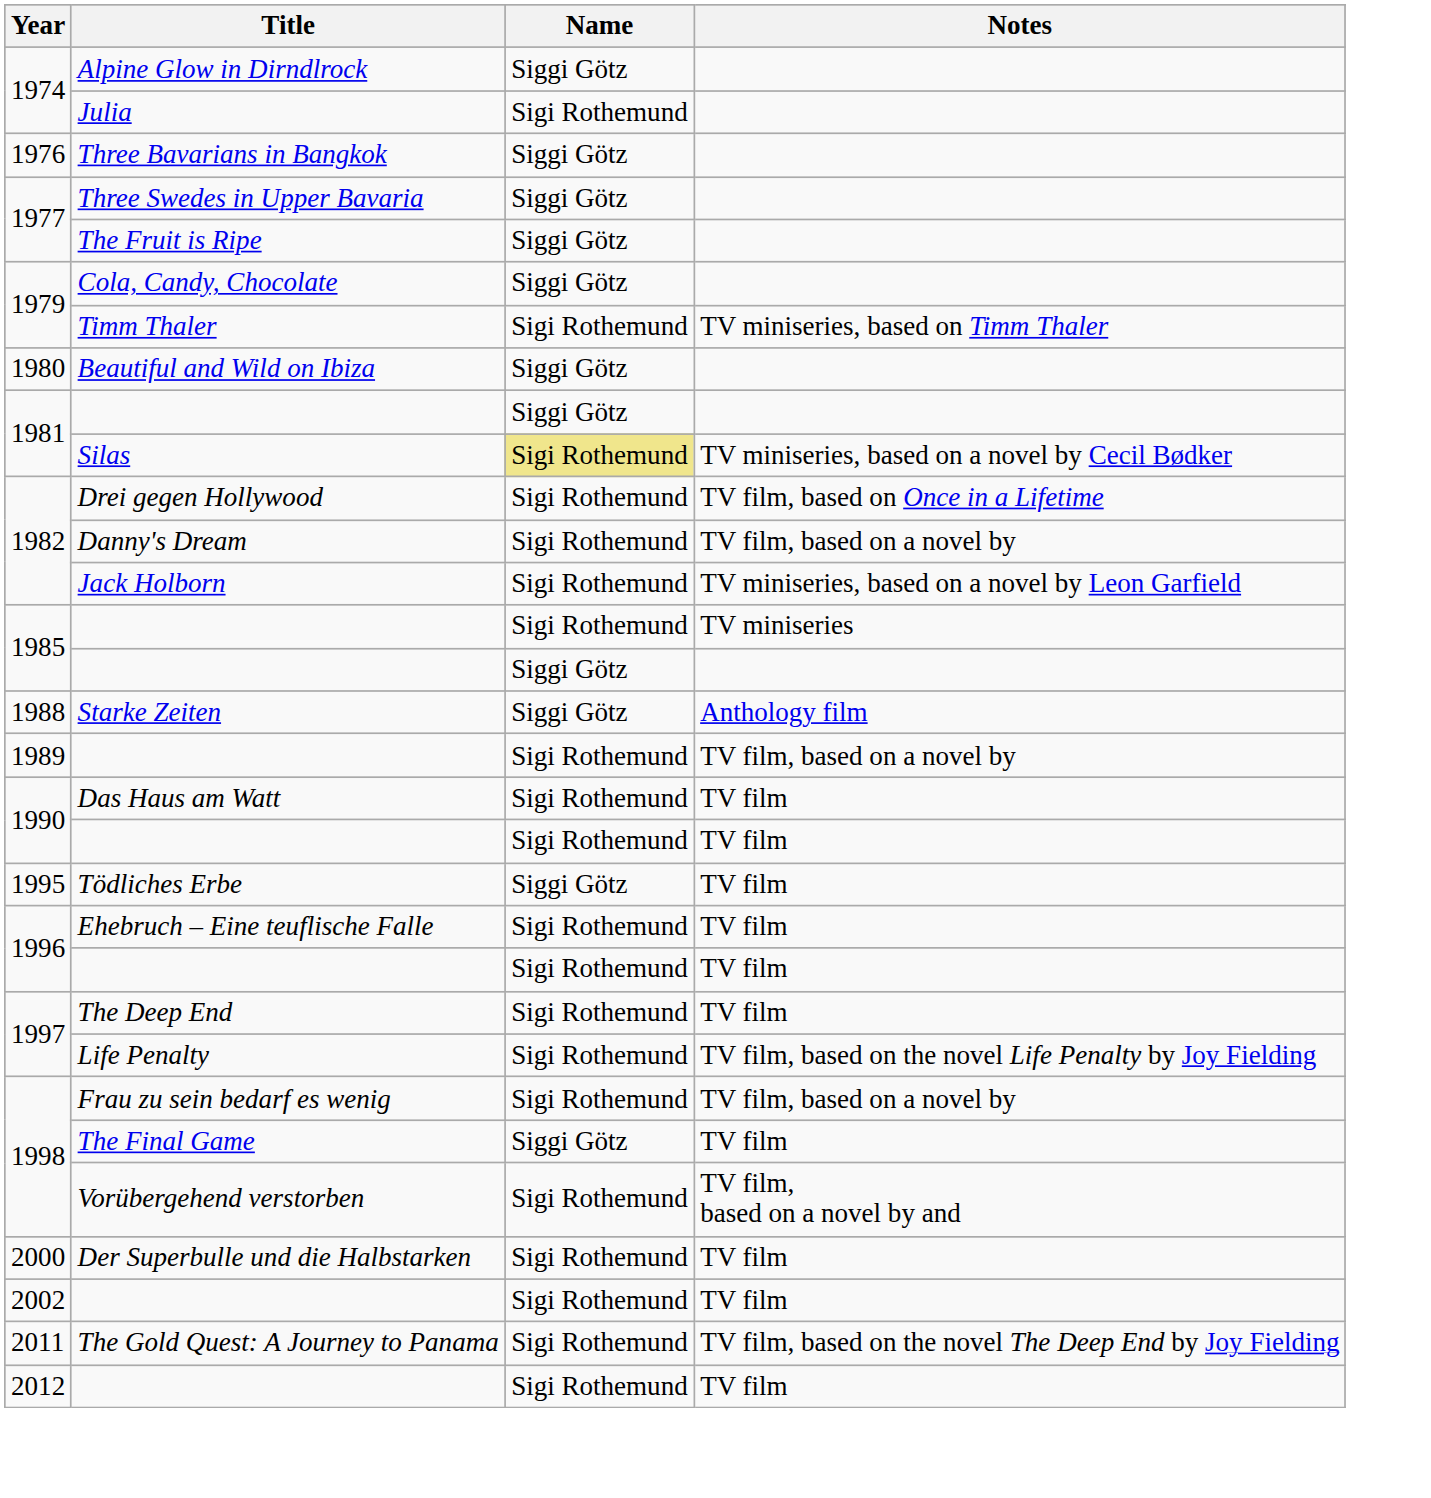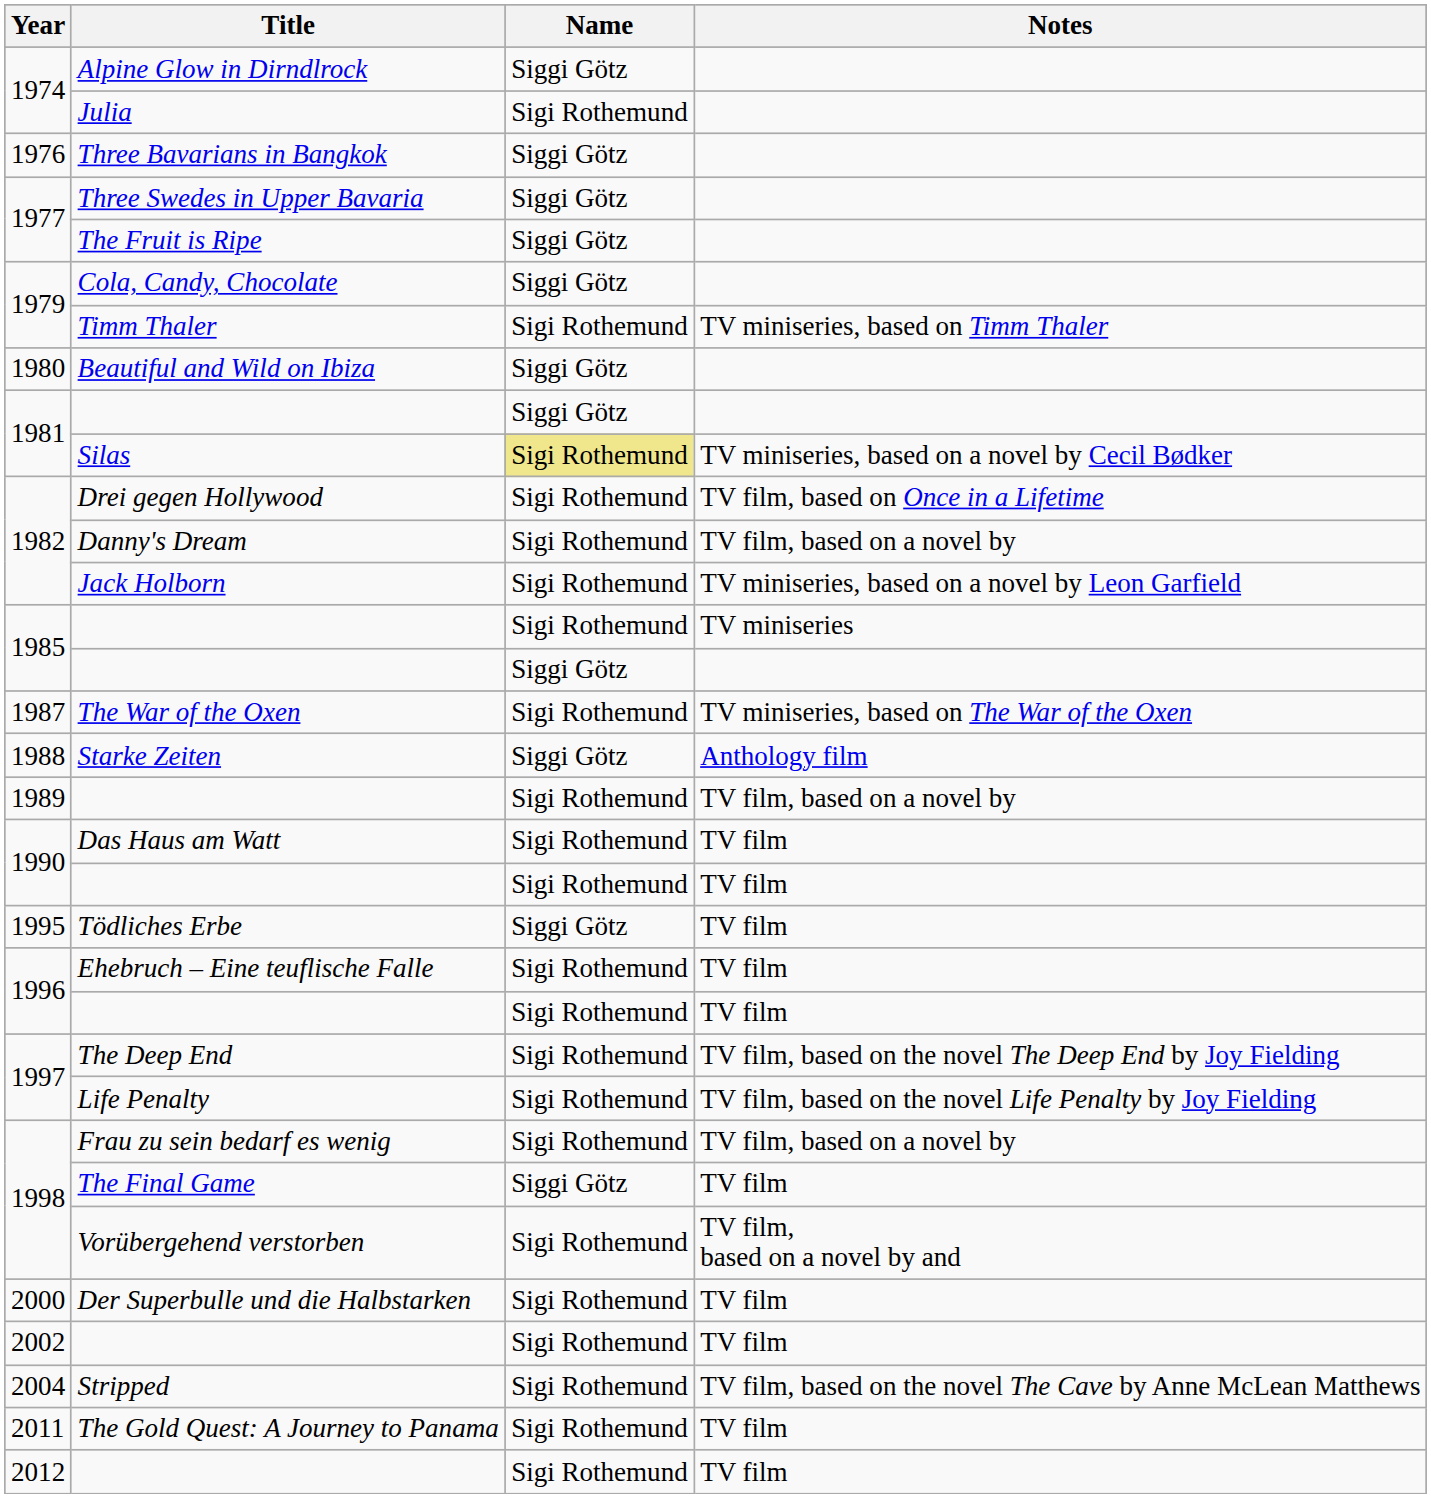+ row: (38, 712)
(744, 1012) TV film -> (1020, 1055) TV film, based on the novel The Deep End by Joy Fielding
+ row: (38, 1385)
(1020, 1342) TV film, based on the novel The Deep End by Joy Fielding -> (744, 1428) TV film
